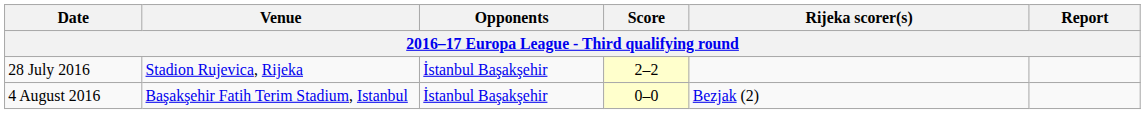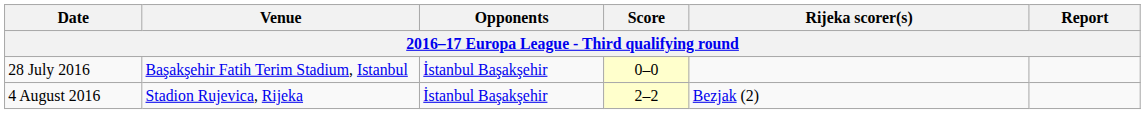(224, 69) Stadion Rujevica, Rijeka -> (277, 69) Başakşehir Fatih Terim Stadium, Istanbul
(646, 69) 2–2 -> (646, 69) 0–0
(277, 95) Başakşehir Fatih Terim Stadium, Istanbul -> (224, 95) Stadion Rujevica, Rijeka
(646, 95) 0–0 -> (646, 95) 2–2
